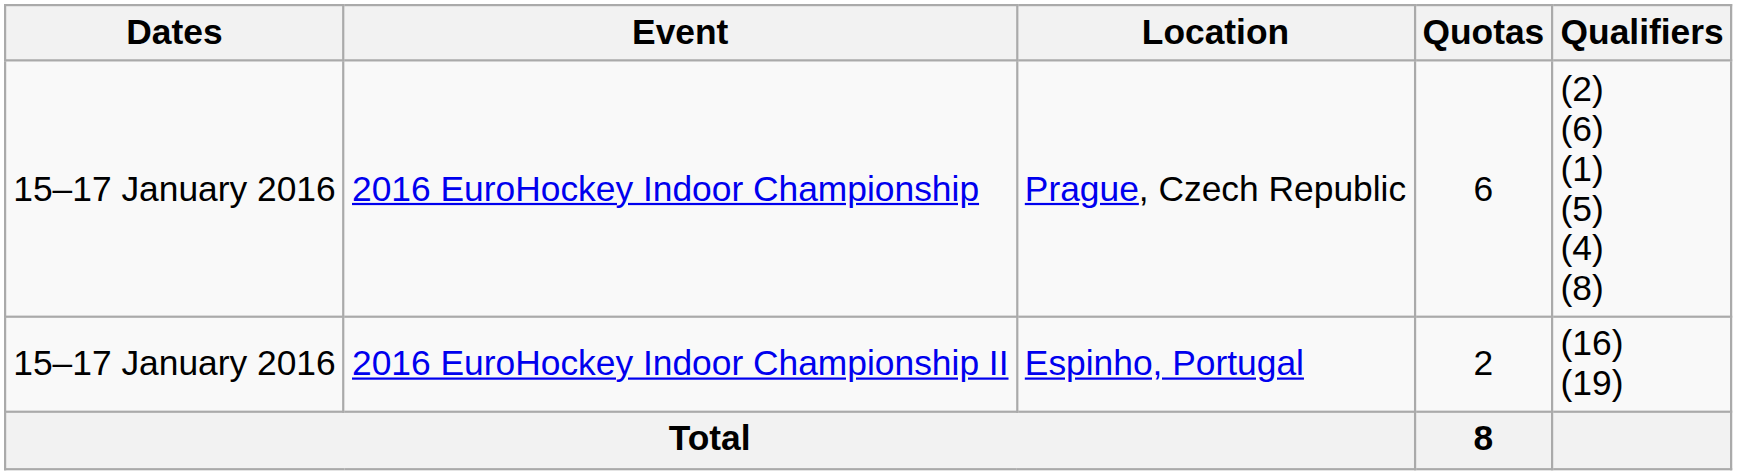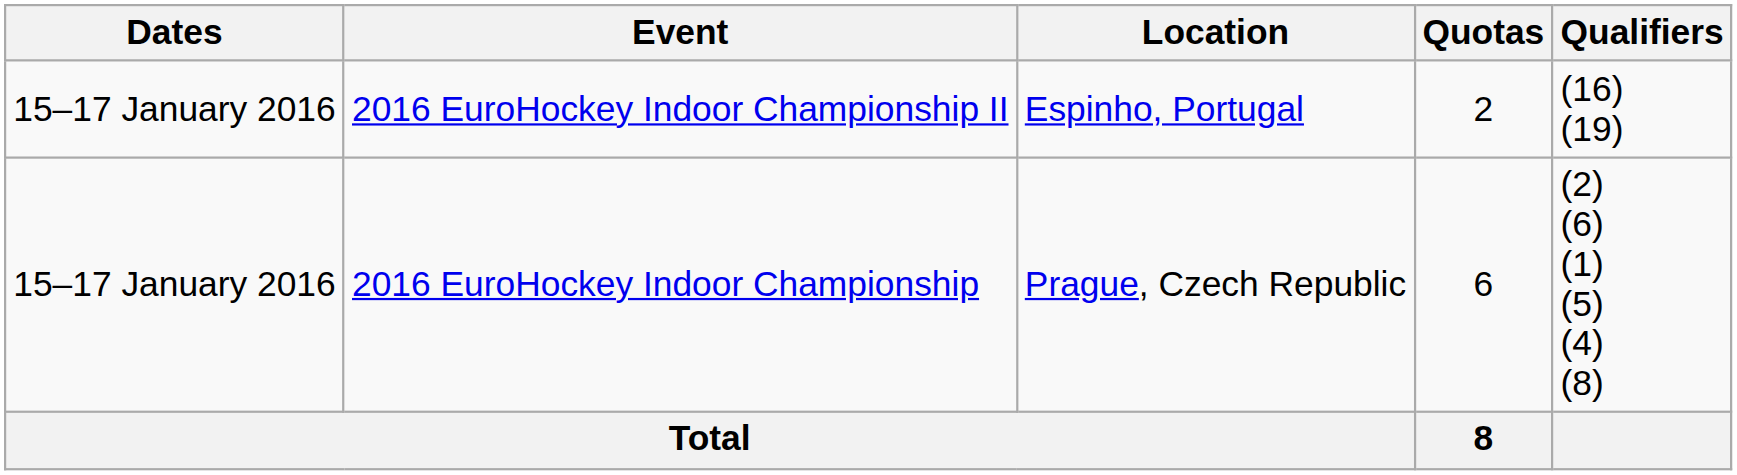rows swapped: (666, 188) <-> (680, 363)
